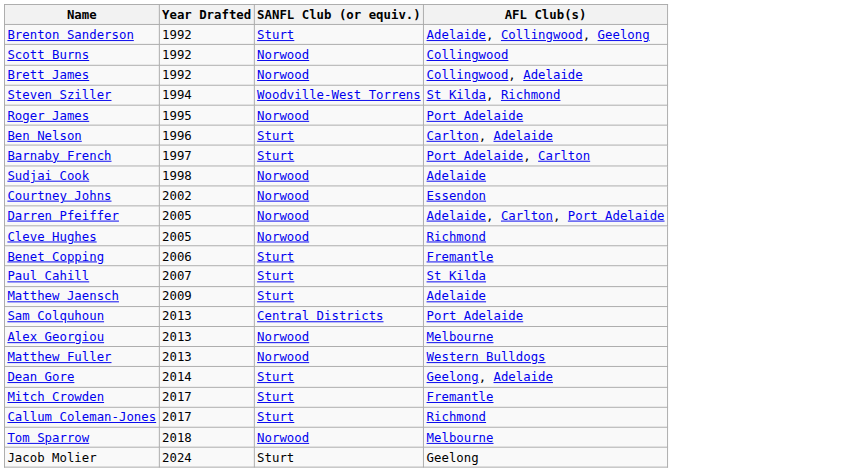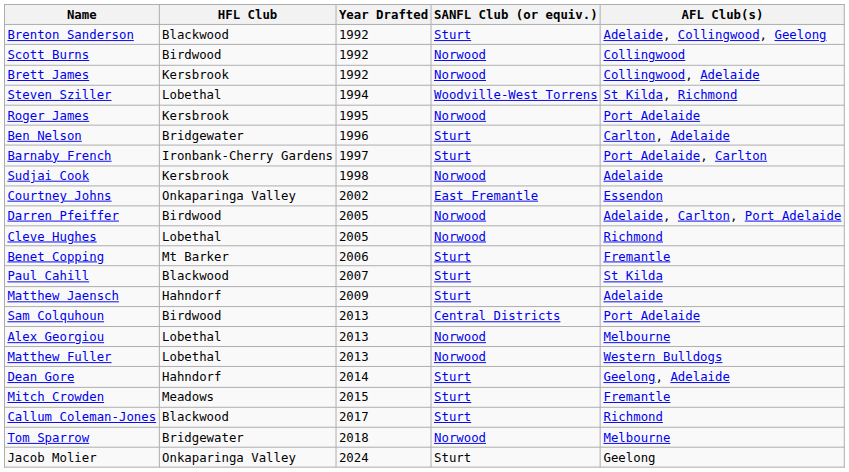+ column: (248, 15)
(283, 196) Norwood -> (486, 196) East Fremantle
(177, 397) 2017 -> (354, 397) 2015
